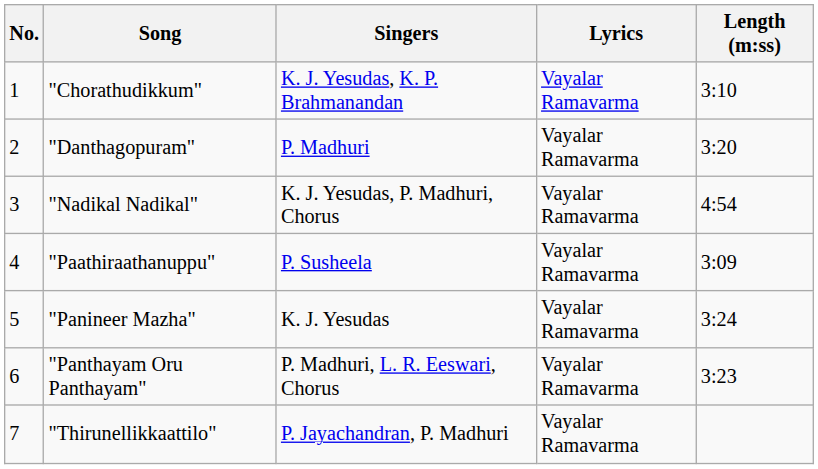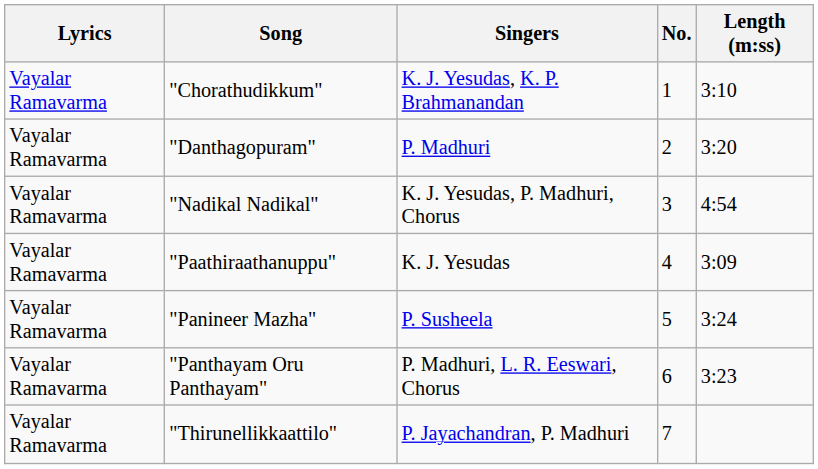columns swapped: (24, 33) <-> (616, 33)
(326, 262) P. Susheela -> (456, 262) K. J. Yesudas
(335, 319) K. J. Yesudas -> (447, 319) P. Susheela
